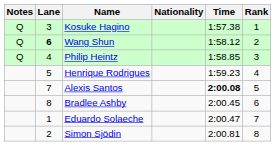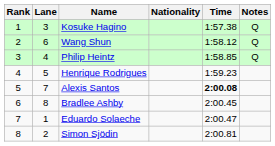columns swapped: (256, 12) <-> (20, 12)
(49, 42) bold -> (46, 42) normal
